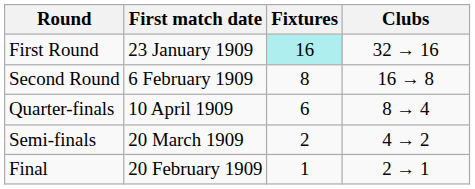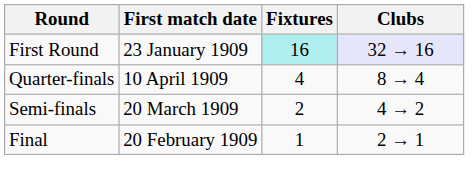(406, 49) no background -> (401, 49) lavender background
- row: (64, 79)
(305, 109) 6 -> (299, 79) 4
